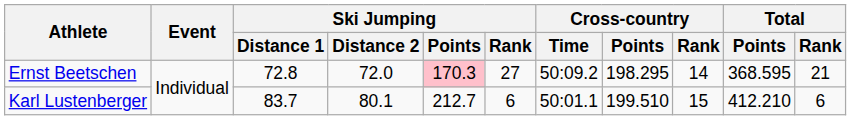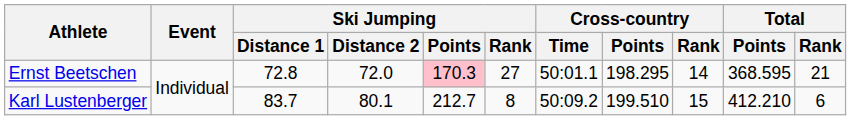(569, 74) 50:09.2 -> (569, 74) 50:01.1
(510, 101) 6 -> (510, 101) 8
(569, 101) 50:01.1 -> (569, 101) 50:09.2
